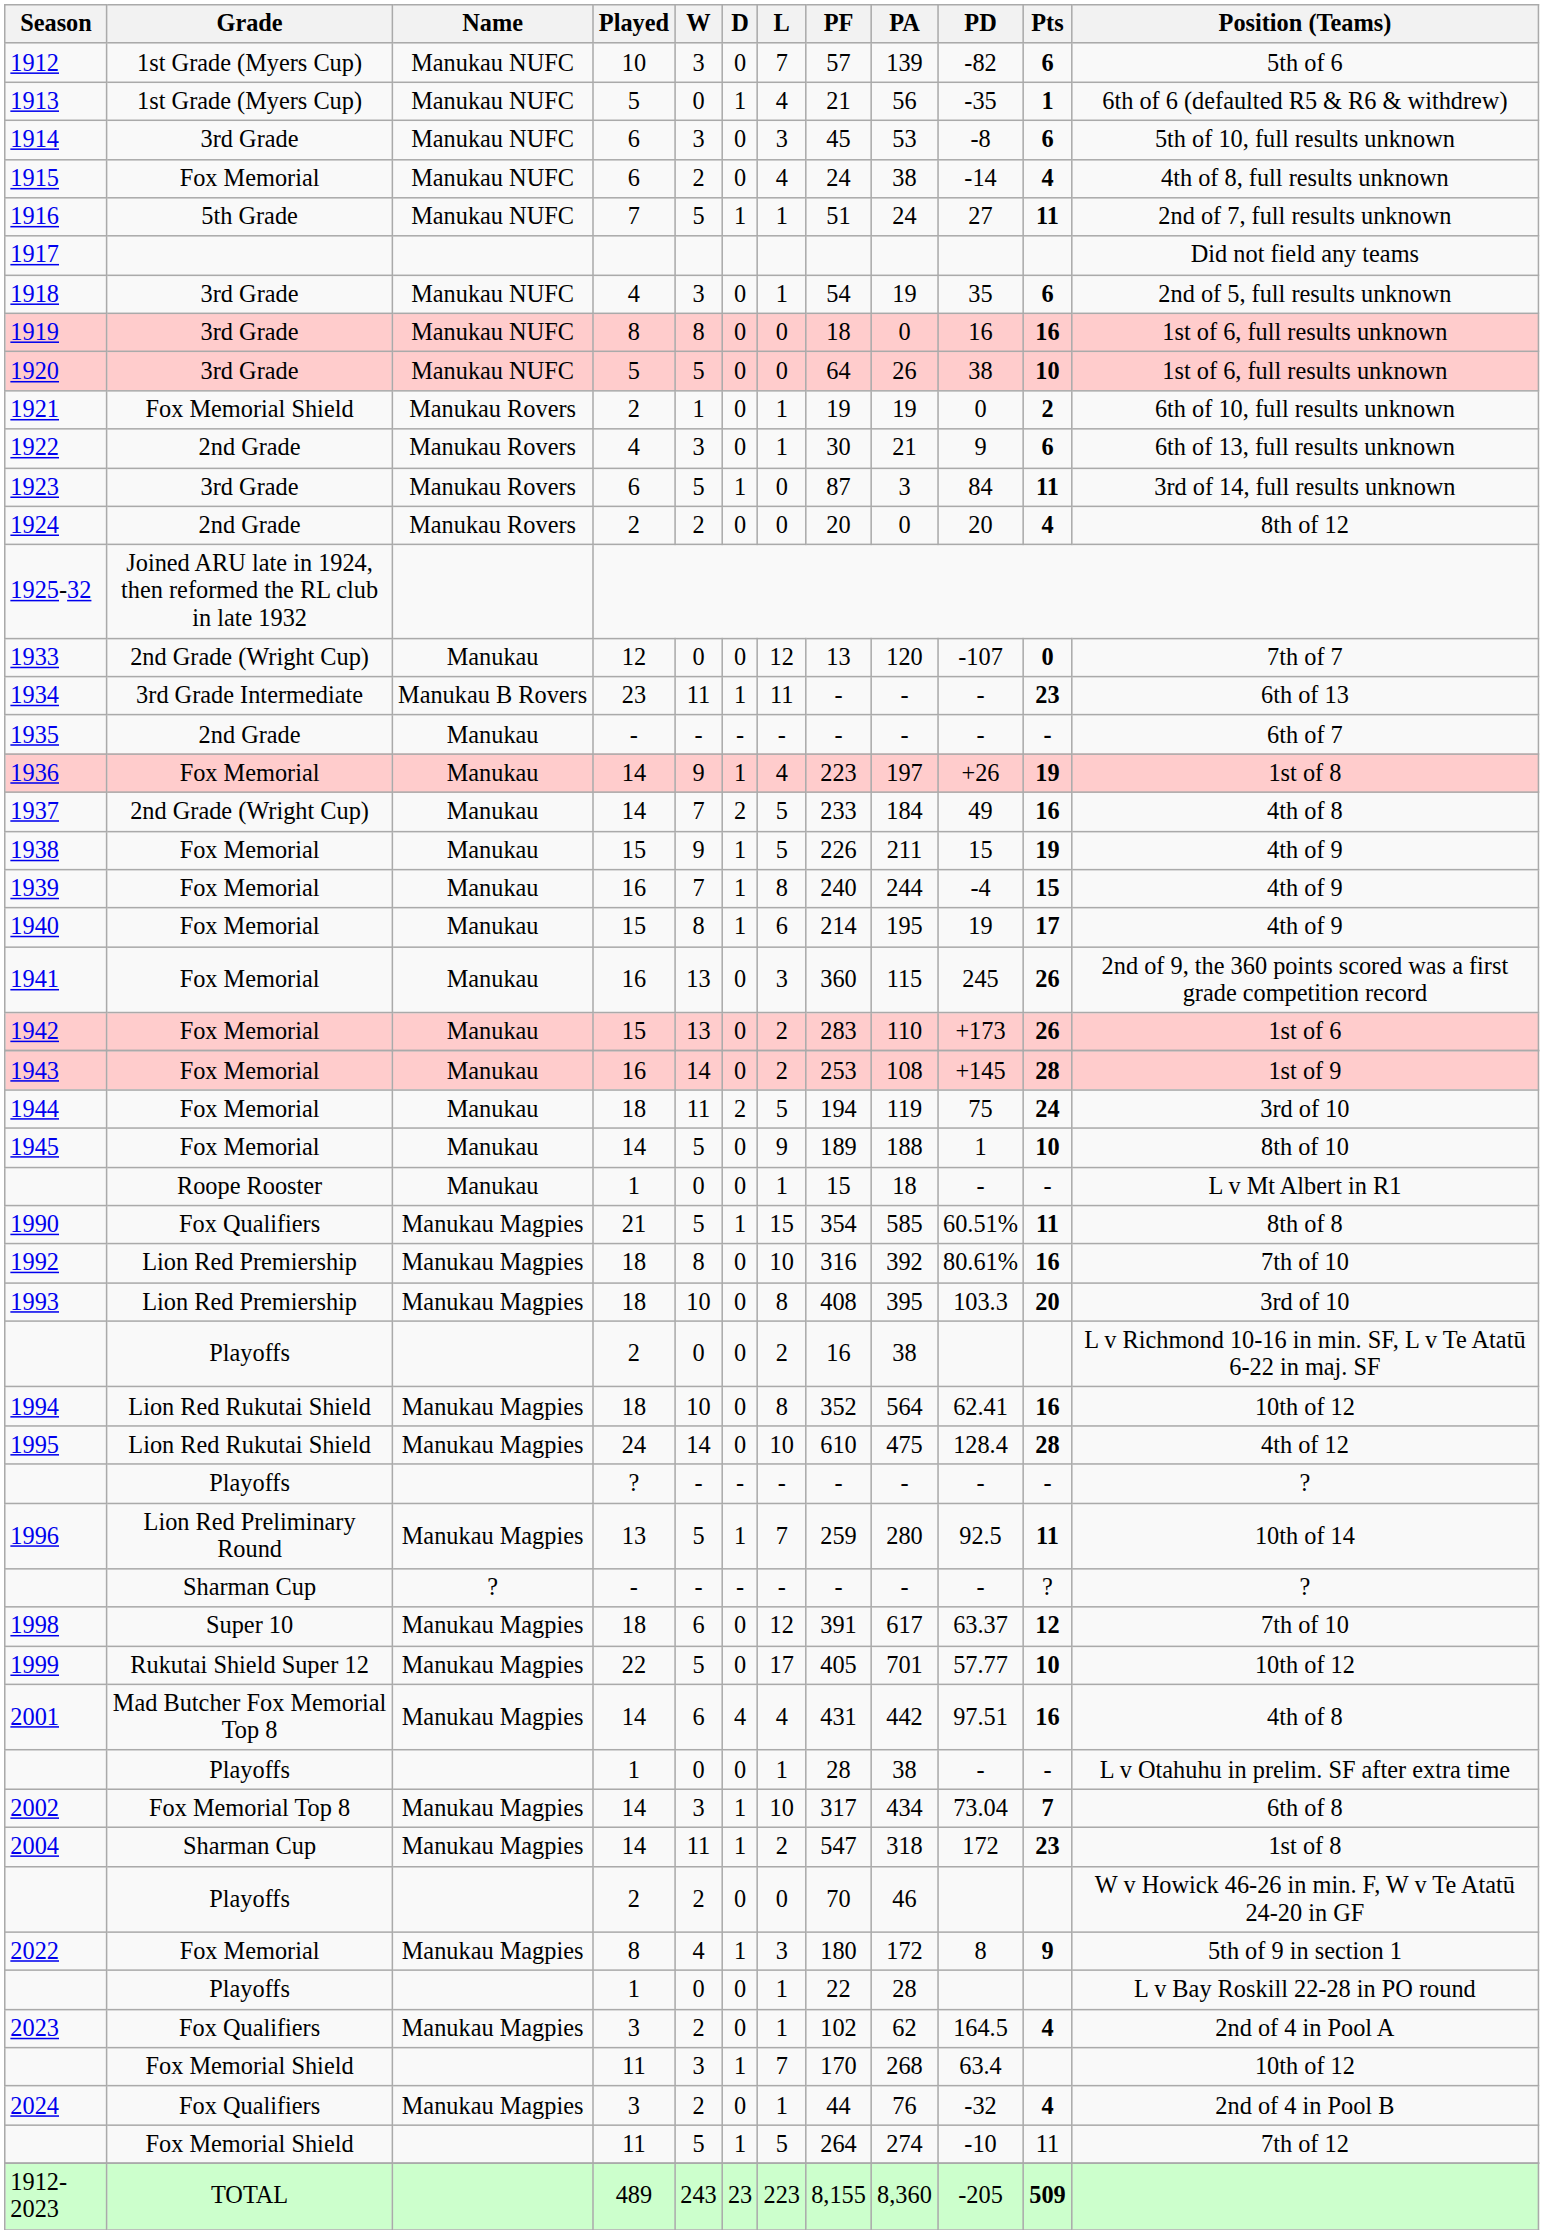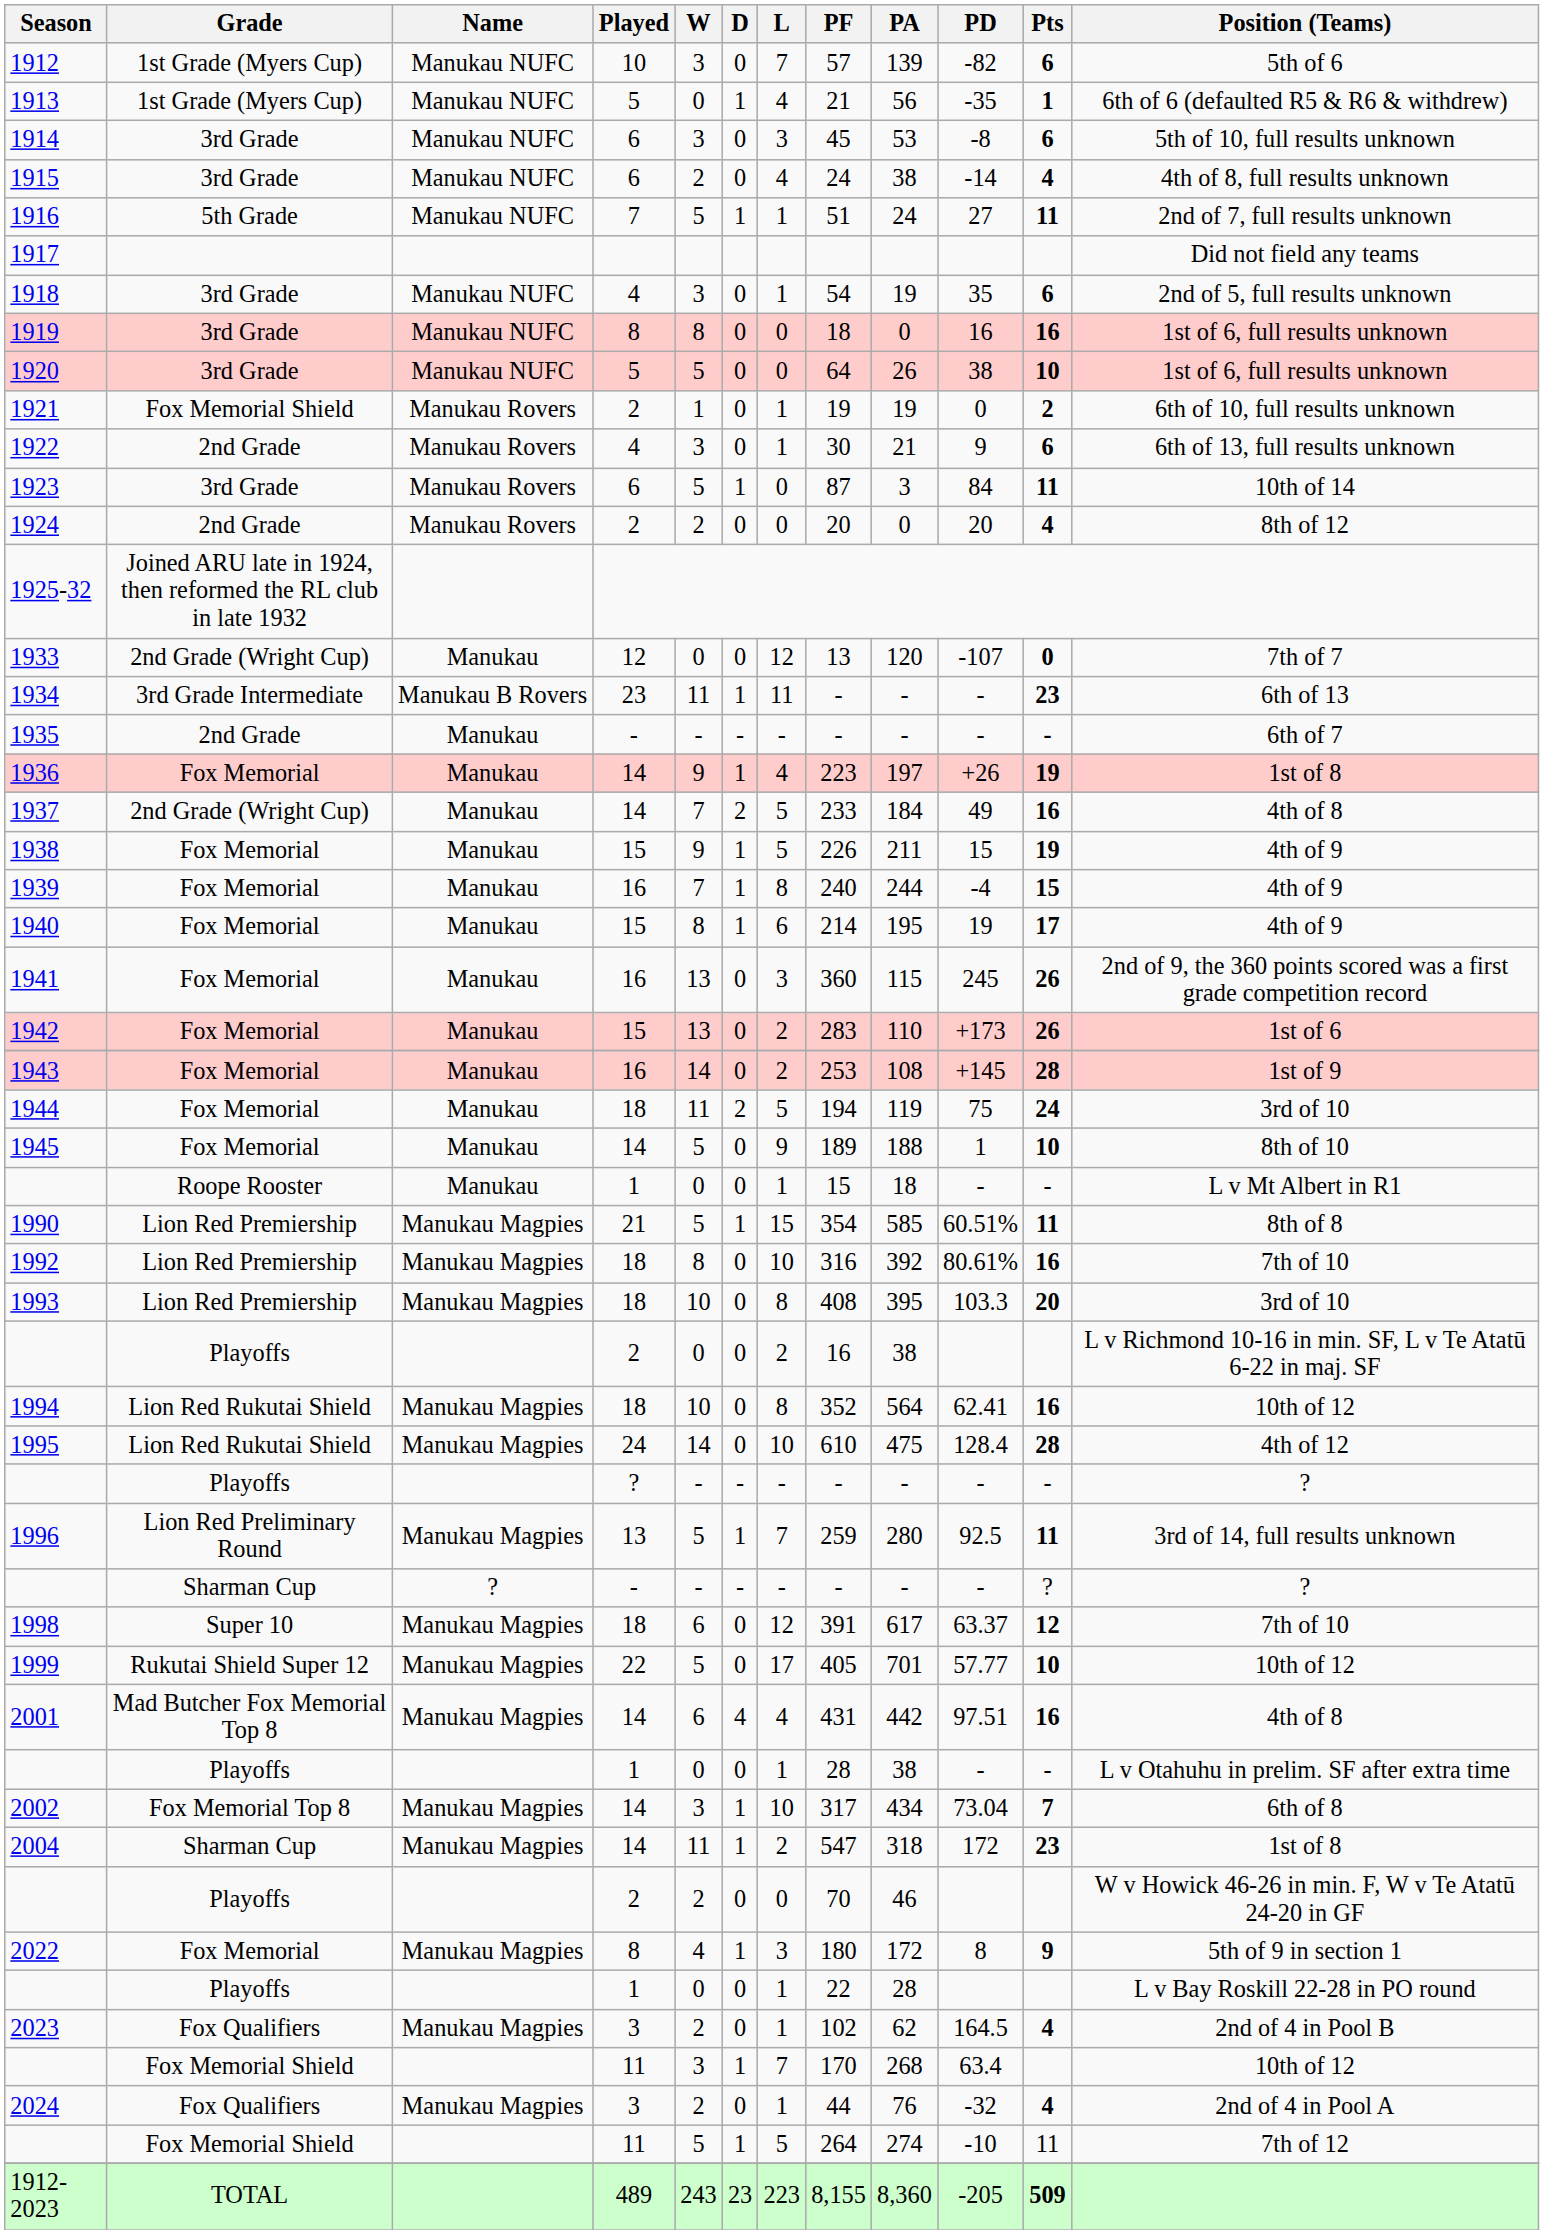(250, 178) Fox Memorial -> (250, 178) 3rd Grade
(1305, 486) 3rd of 14, full results unknown -> (1305, 486) 10th of 14
(250, 1224) Fox Qualifiers -> (250, 1224) Lion Red Premiership
(1305, 1535) 10th of 14 -> (1305, 1535) 3rd of 14, full results unknown
(1305, 2028) 2nd of 4 in Pool A -> (1305, 2028) 2nd of 4 in Pool B
(1305, 2105) 2nd of 4 in Pool B -> (1305, 2105) 2nd of 4 in Pool A
